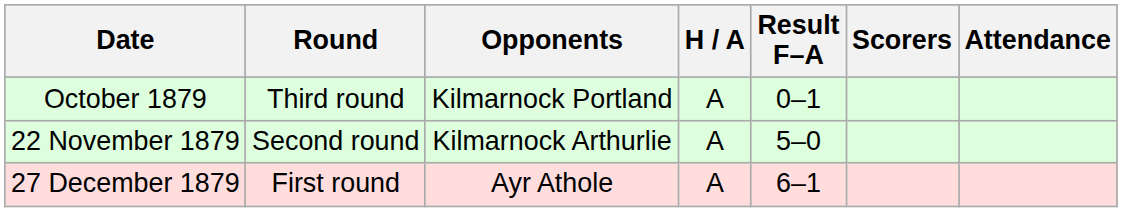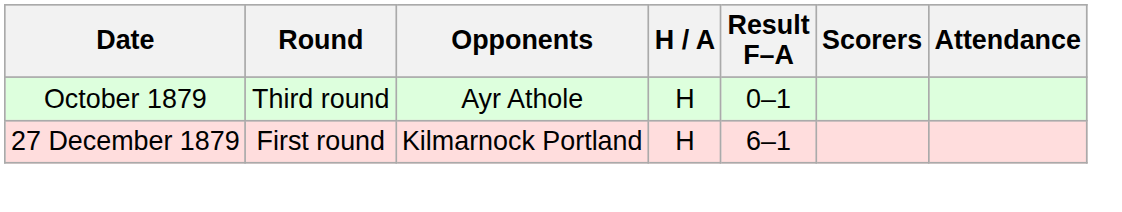(552, 98) Kilmarnock Portland -> (522, 98) Ayr Athole
(715, 98) A -> (685, 98) H
- row: (125, 141)
(552, 183) Ayr Athole -> (522, 141) Kilmarnock Portland
(715, 183) A -> (685, 141) H
